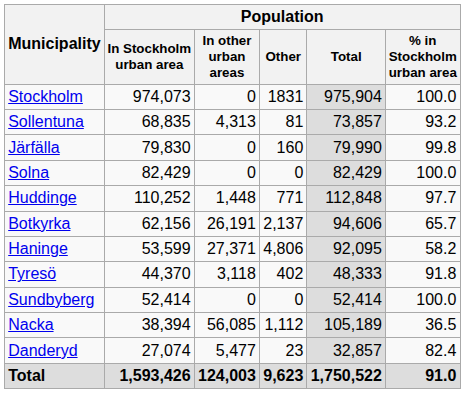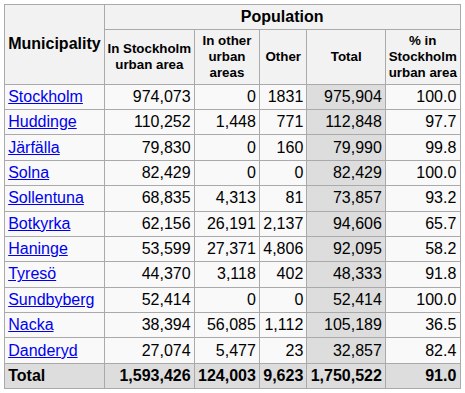rows swapped: (42, 198) <-> (46, 122)
